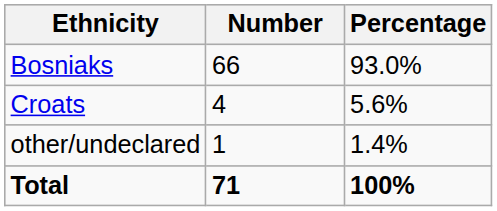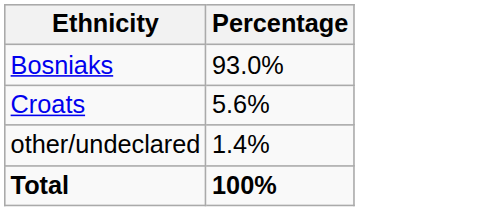- column: (275, 24)
